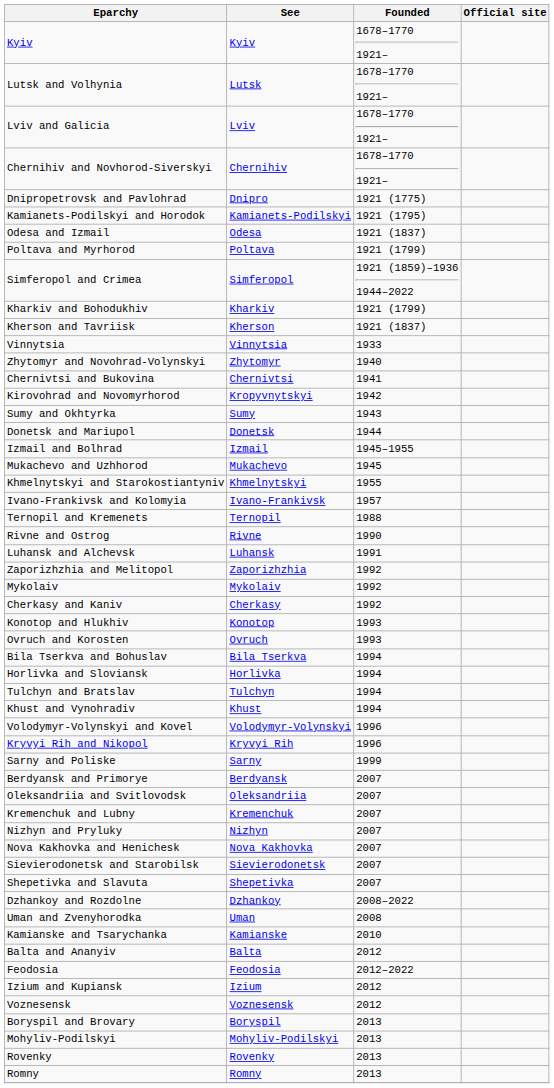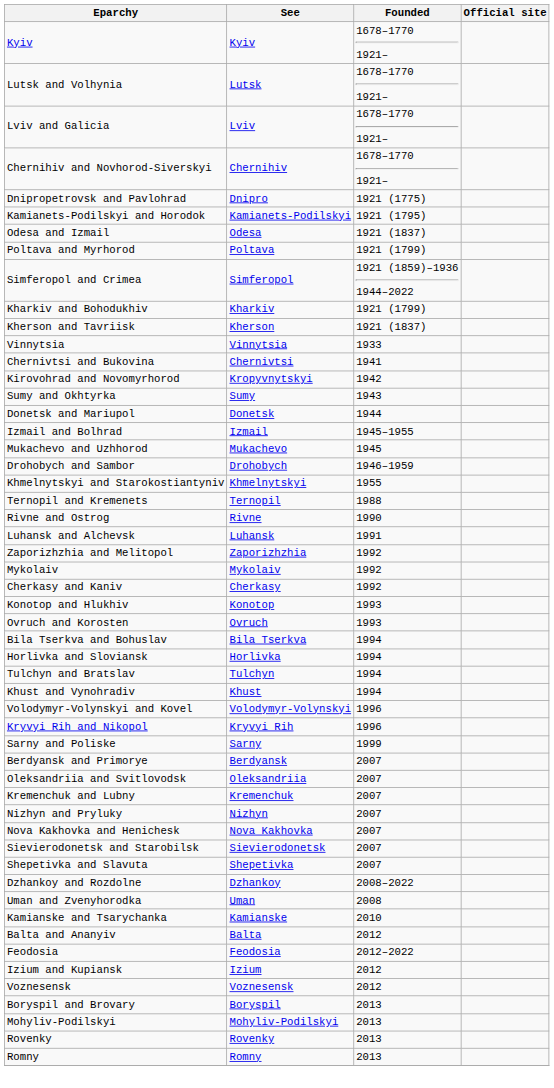- row: (106, 362)
+ row: (71, 466)
- row: (97, 501)
